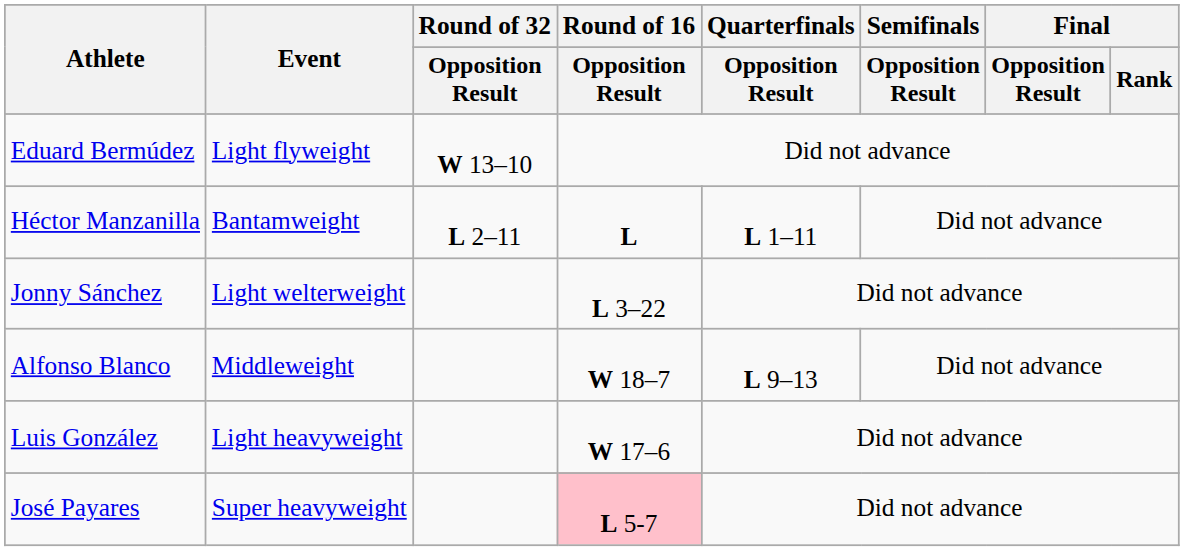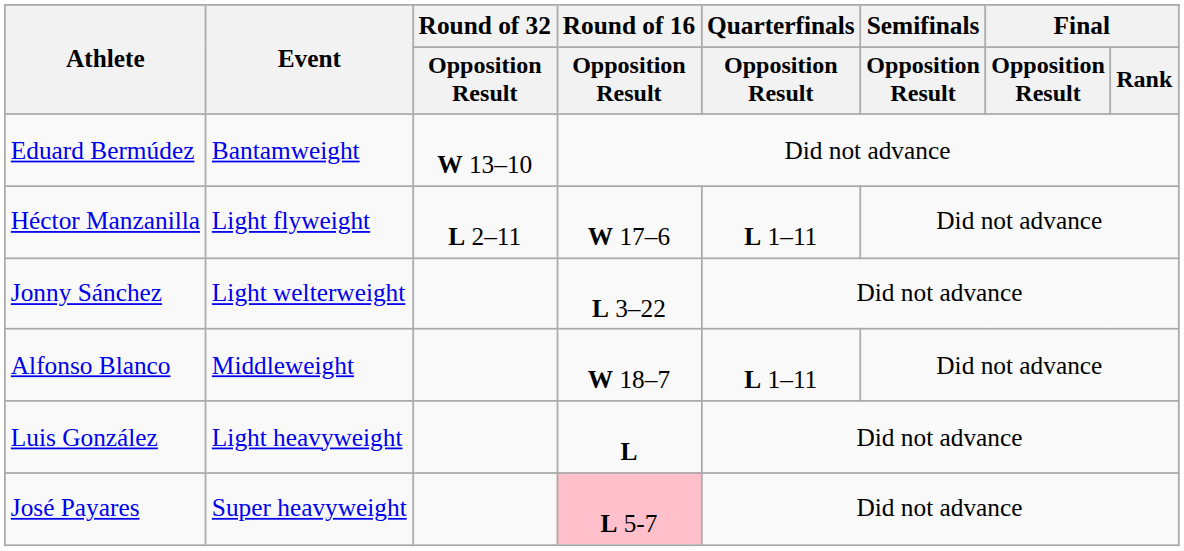(291, 150) Light flyweight -> (286, 150) Bantamweight
(286, 221) Bantamweight -> (291, 221) Light flyweight
(629, 236) L -> (629, 236) W 17–6
(781, 380) L 9–13 -> (781, 380) L 1–11
(629, 452) W 17–6 -> (629, 452) L
